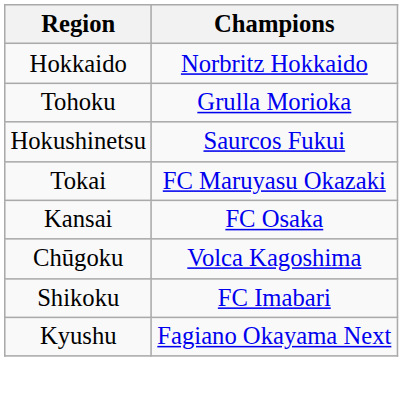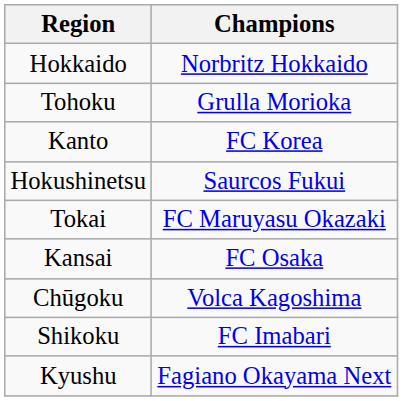+ row: (78, 141)
